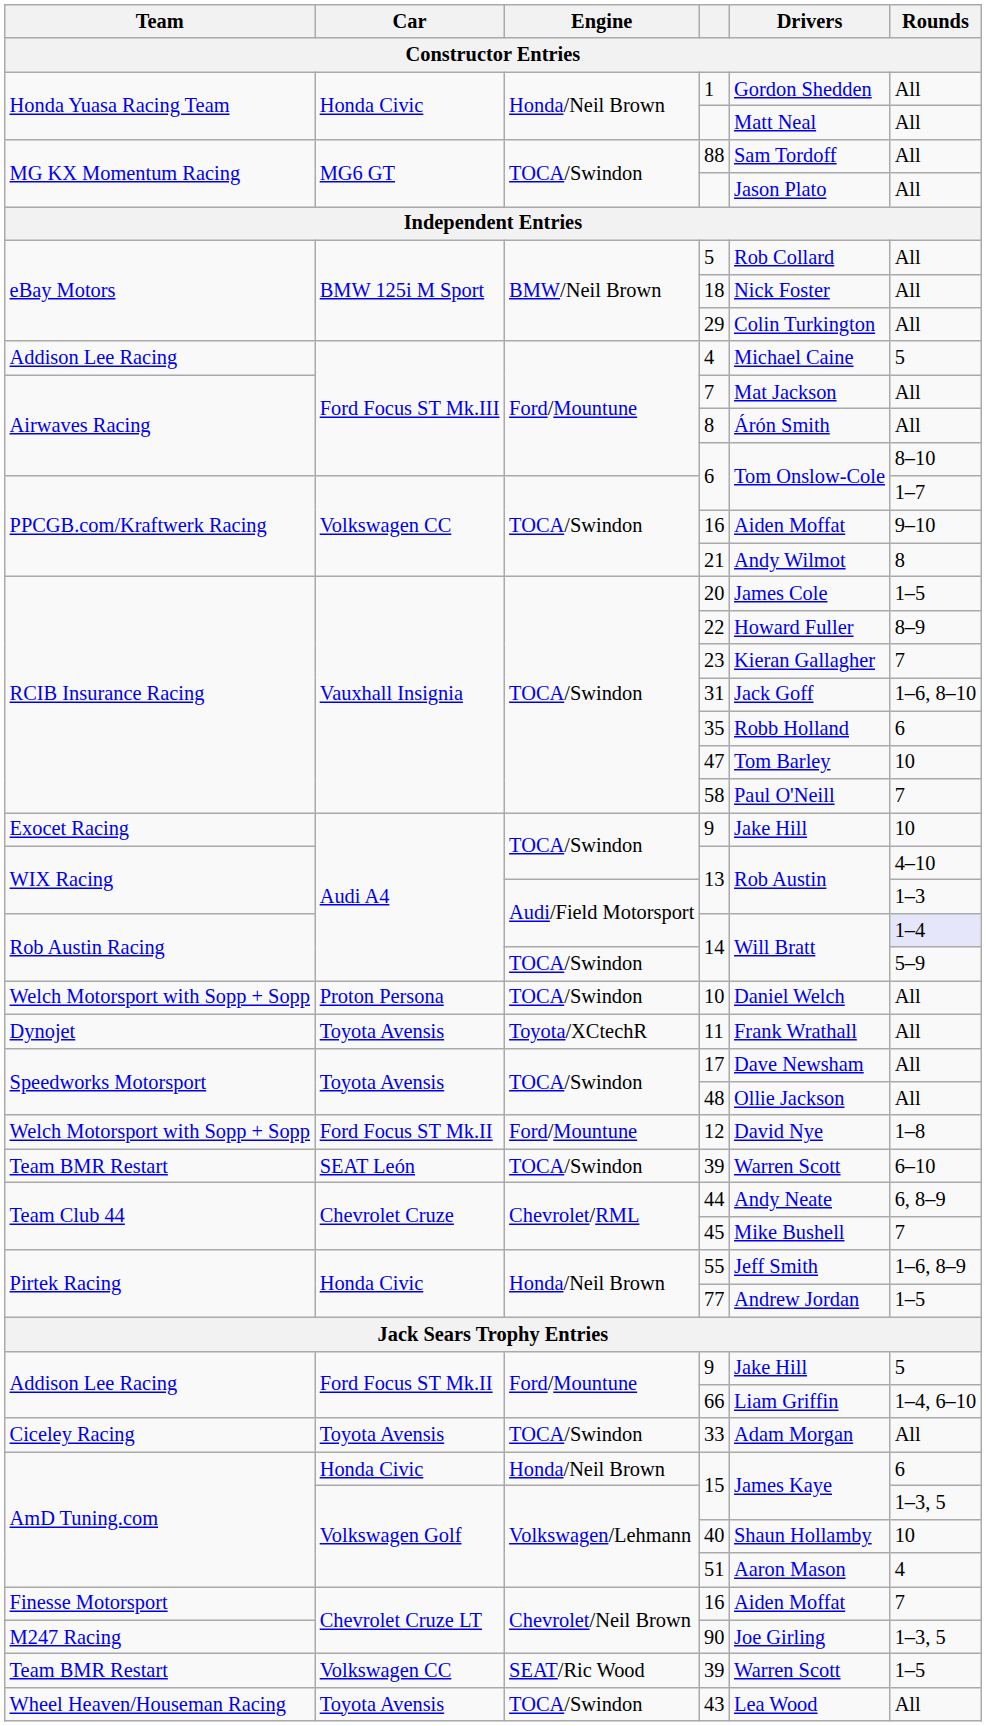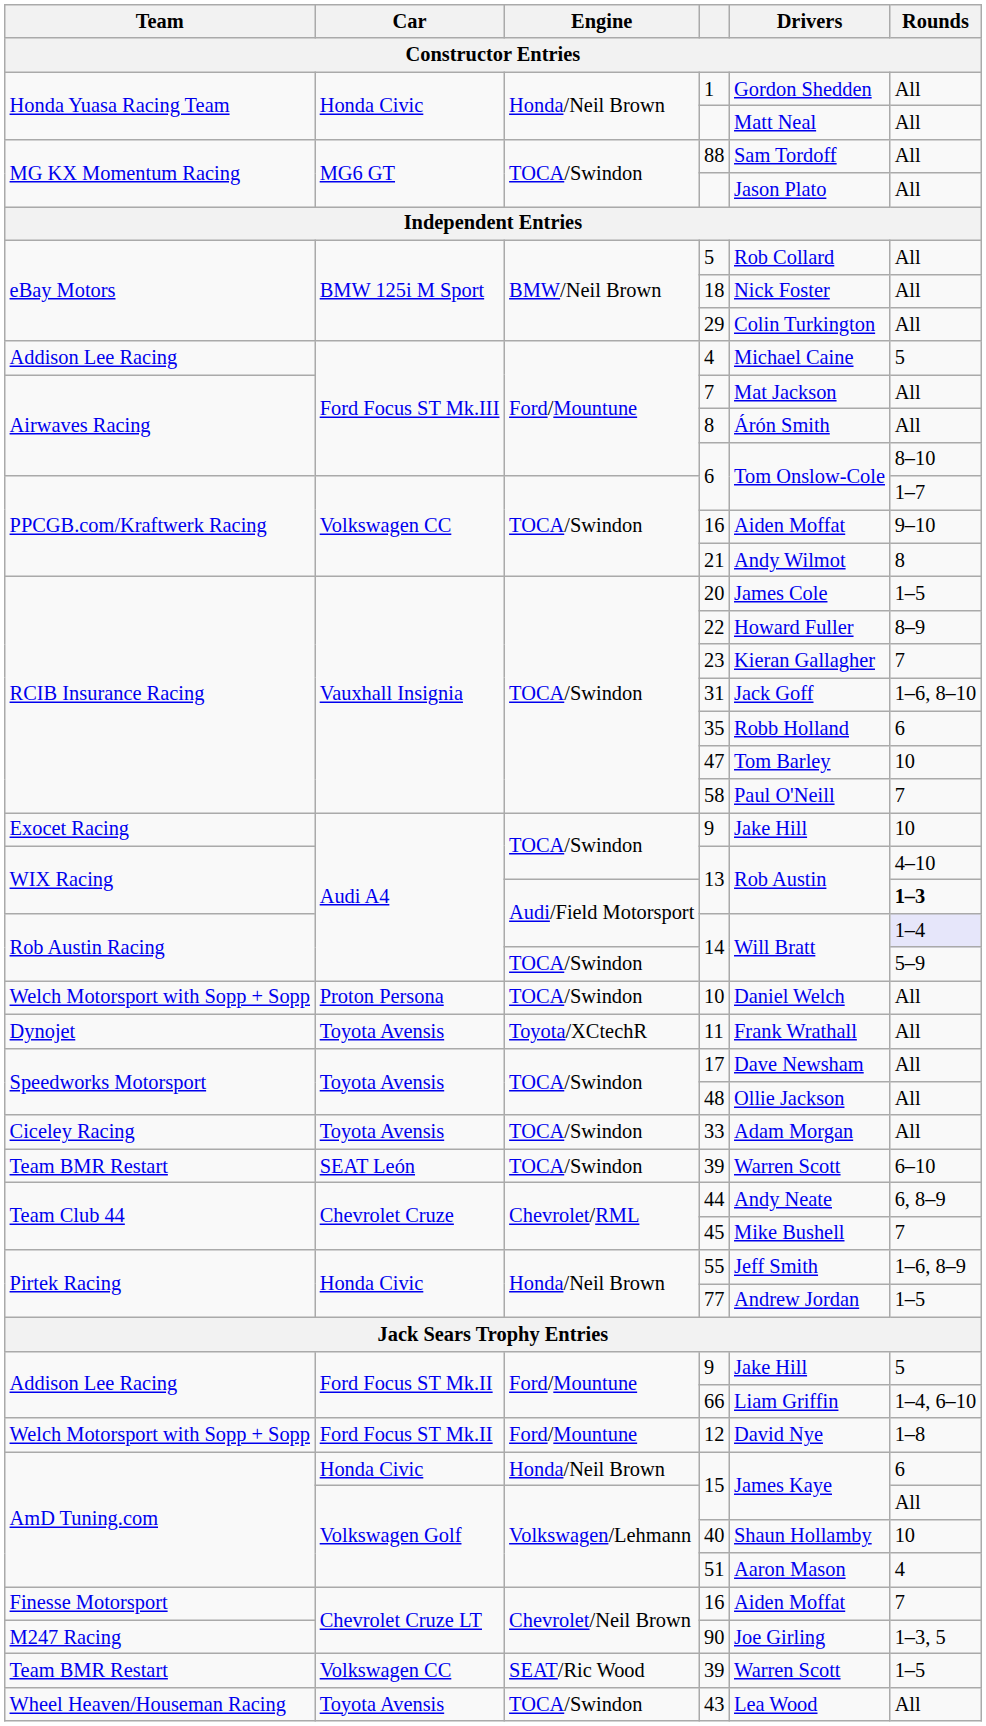(910, 895) normal -> (910, 895) bold
rows swapped: (576, 1434) <-> (573, 1131)
(920, 1501) 1–3, 5 -> (908, 1501) All
